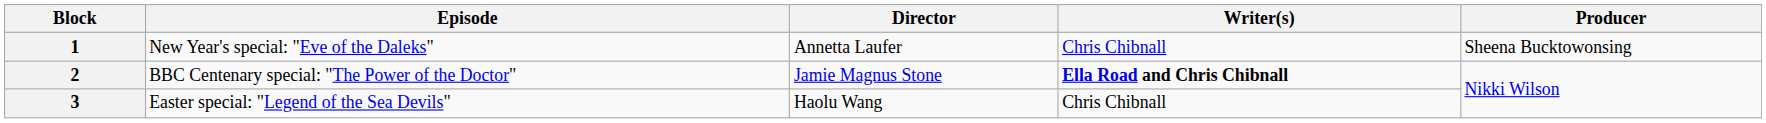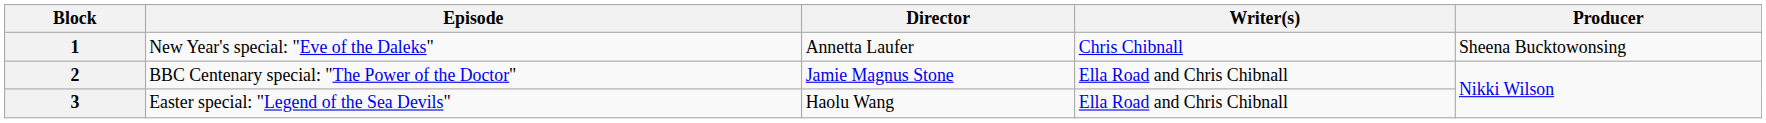(1175, 74) bold -> (1183, 74) normal
(1114, 103) Chris Chibnall -> (1183, 103) Ella Road and Chris Chibnall
